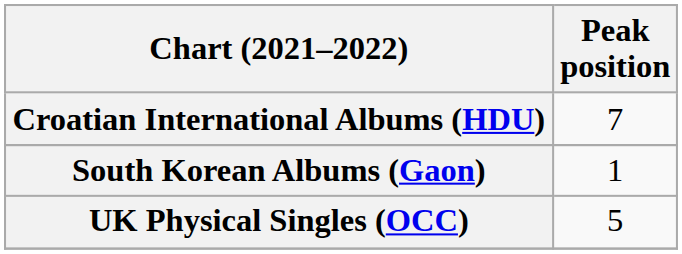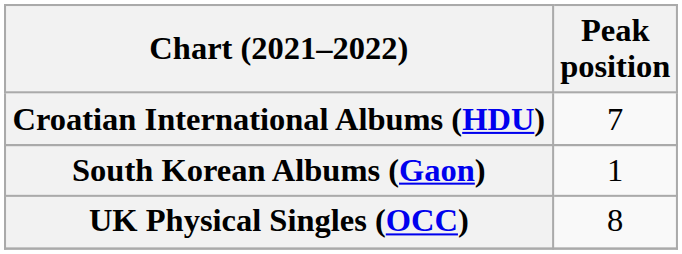(615, 221) 5 -> (615, 221) 8
